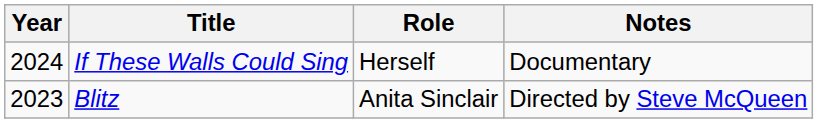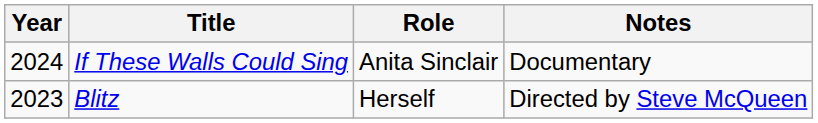(397, 61) Herself -> (429, 61) Anita Sinclair
(429, 99) Anita Sinclair -> (397, 99) Herself
